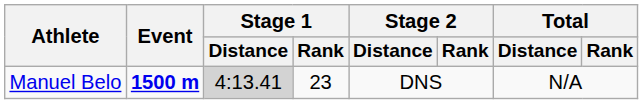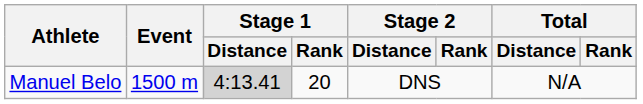(165, 83) bold -> (164, 83) normal
(321, 83) 23 -> (319, 83) 20
